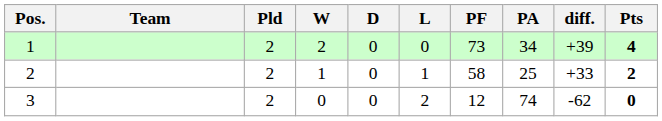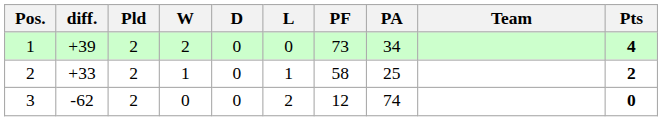columns swapped: (150, 18) <-> (580, 18)
